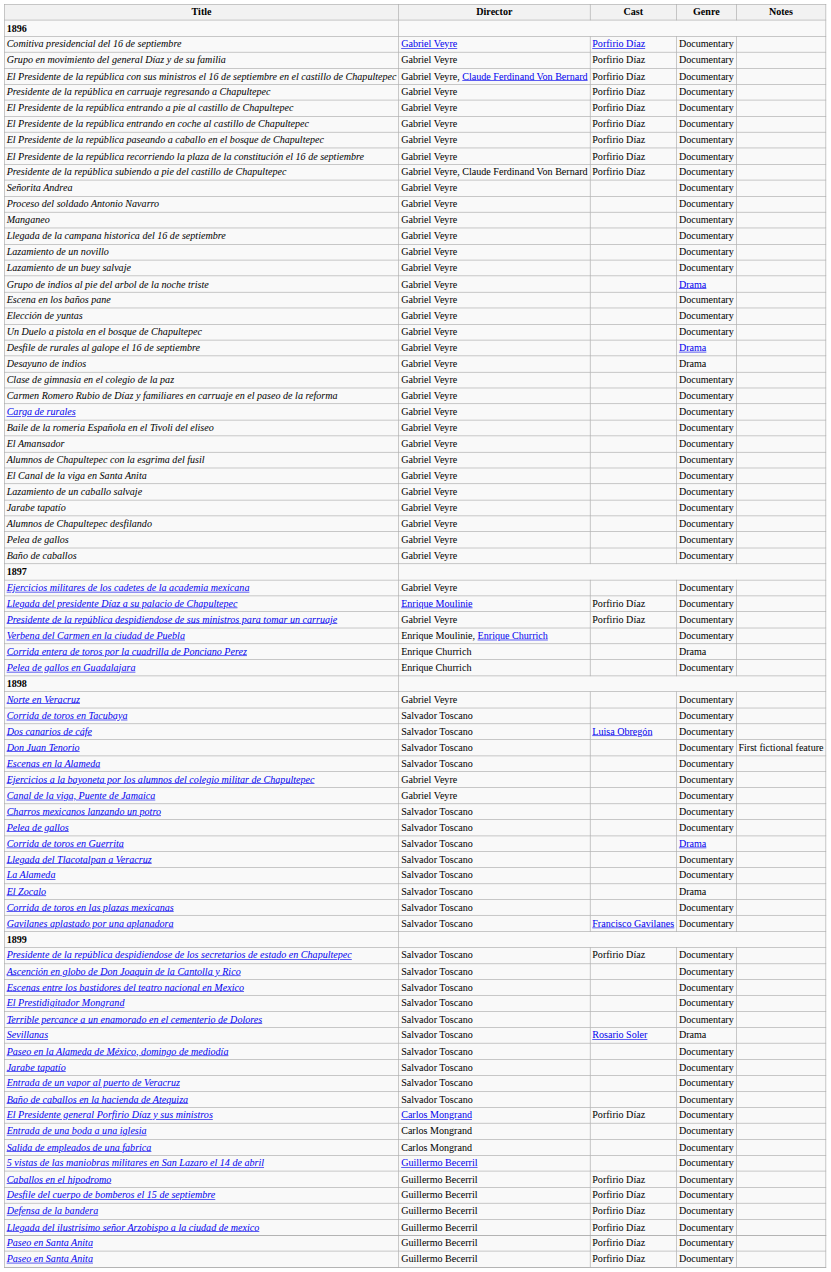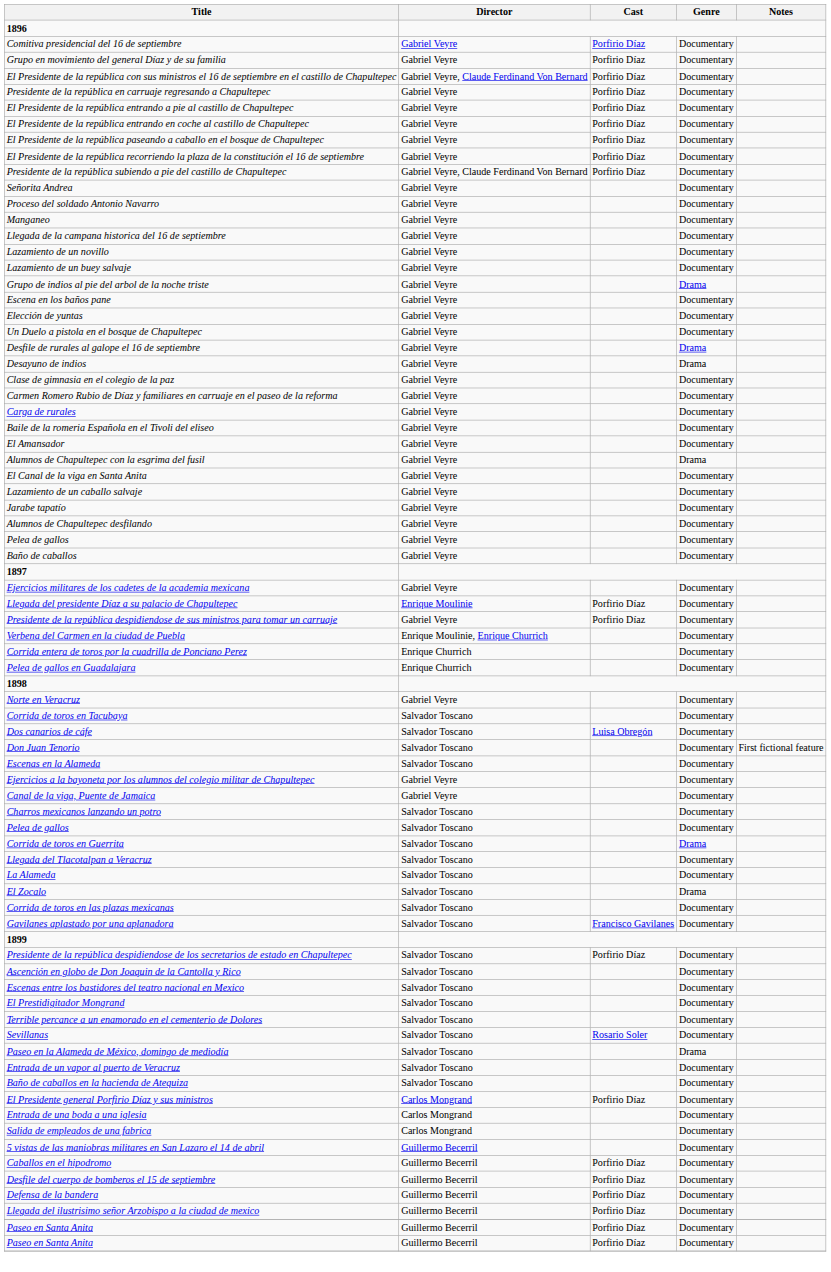(706, 460) Documentary -> (693, 460) Drama
(693, 651) Drama -> (706, 651) Documentary
(693, 1035) Drama -> (706, 1035) Documentary
(706, 1051) Documentary -> (693, 1051) Drama
- row: (36, 1067)
